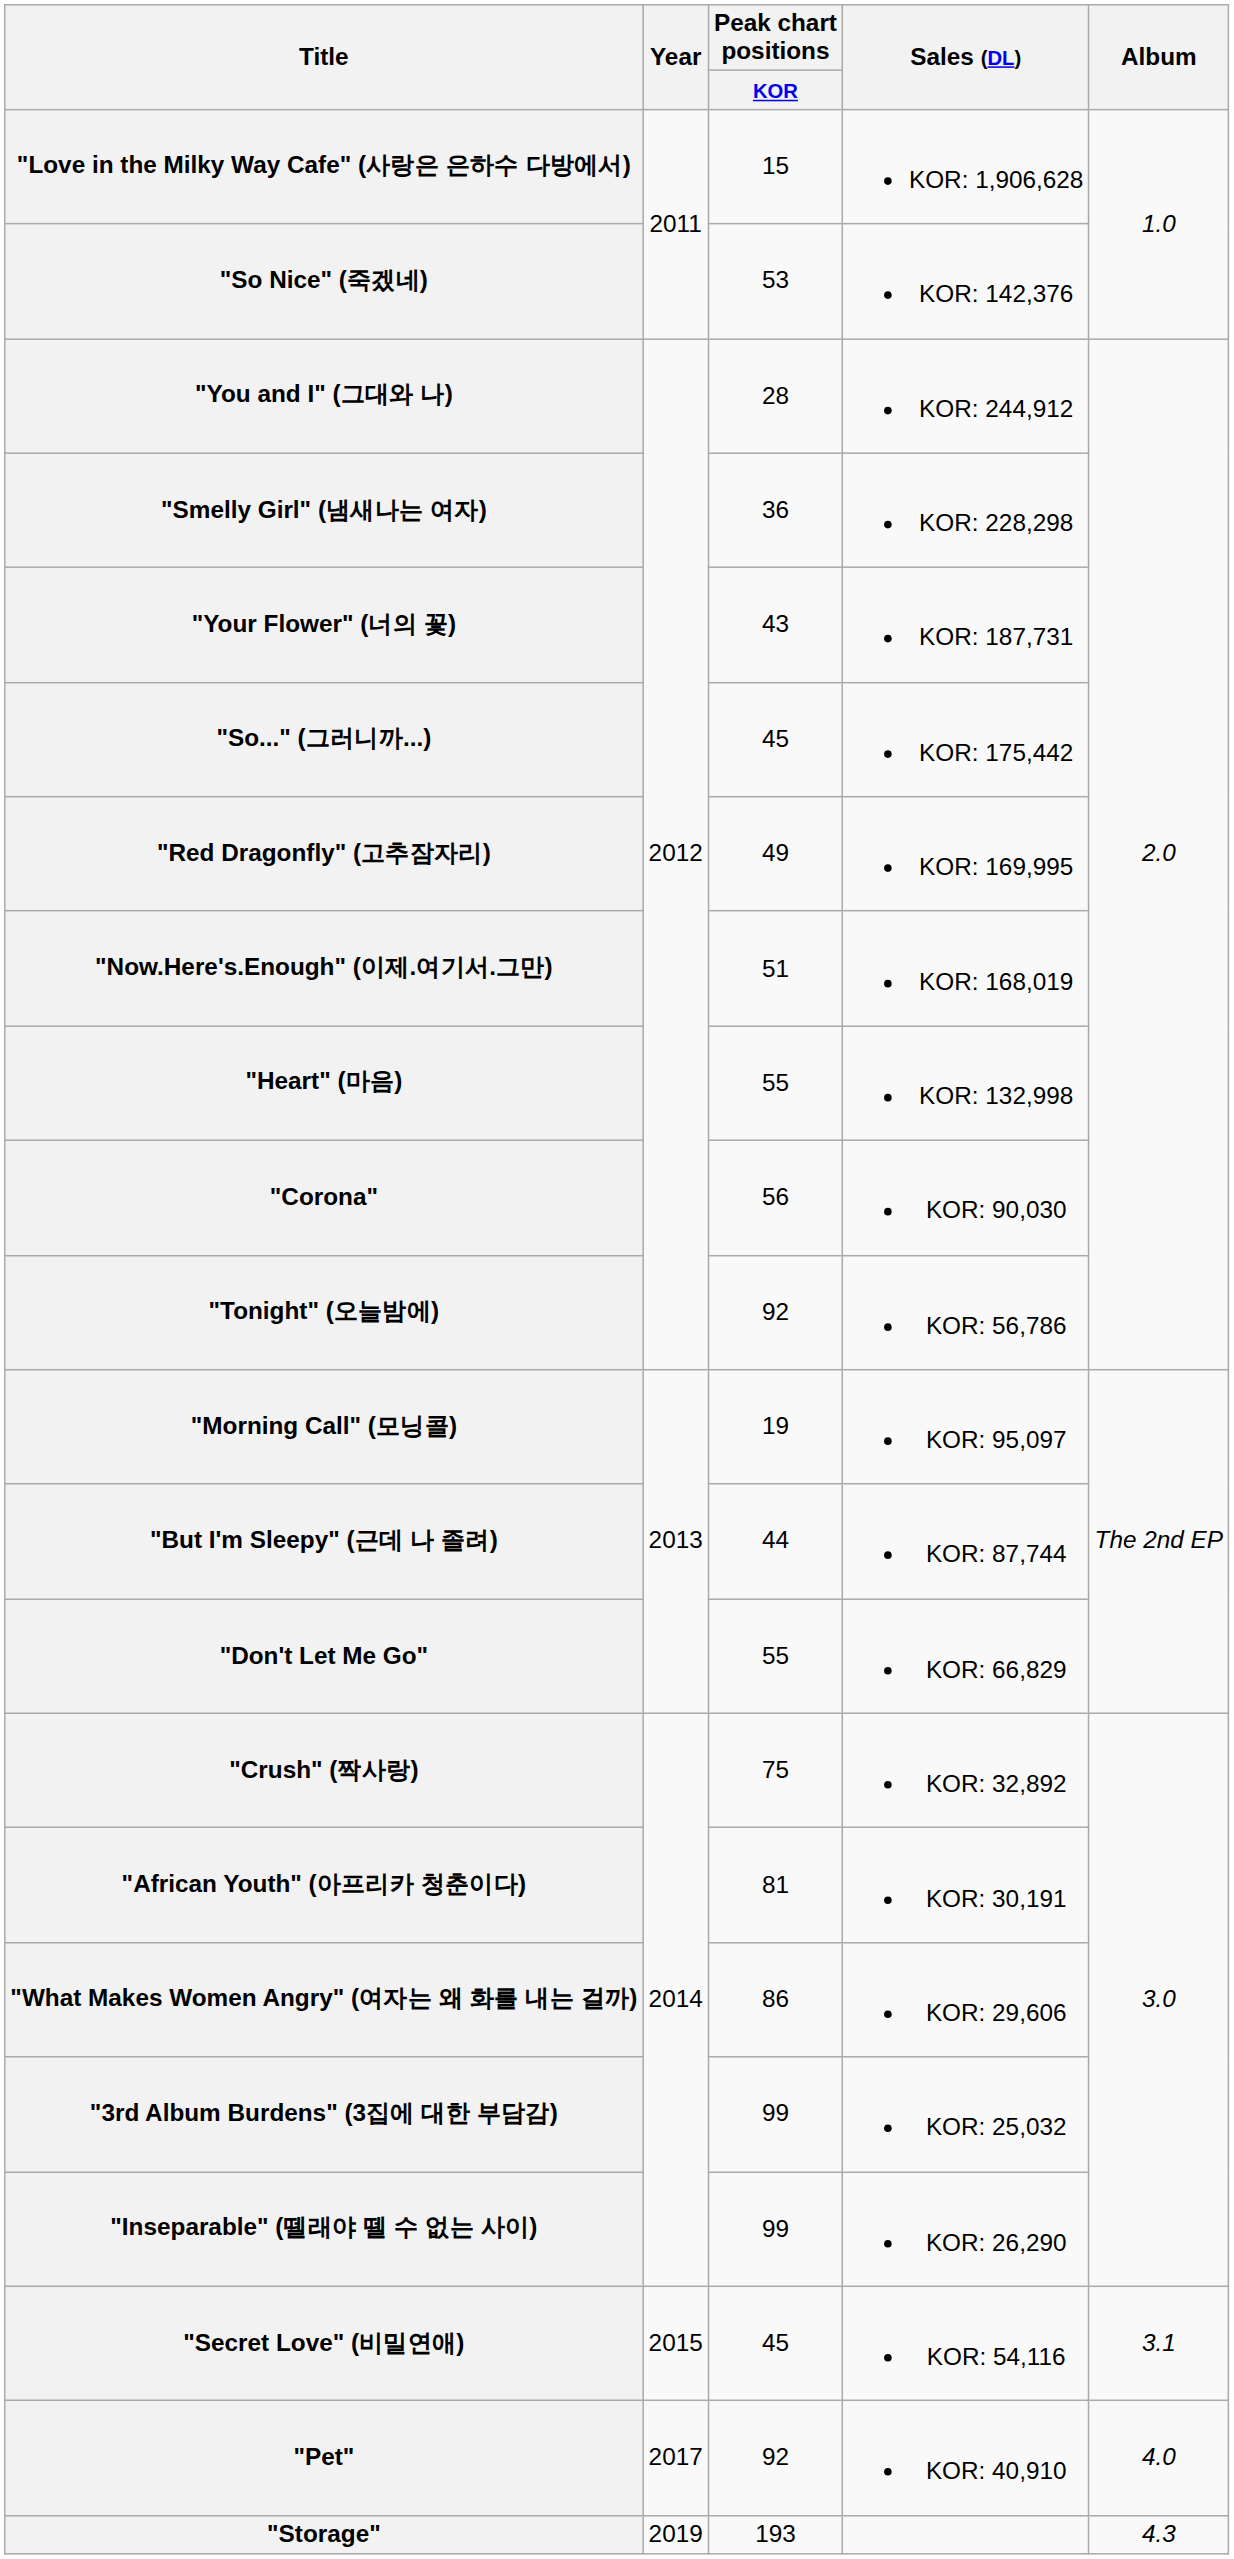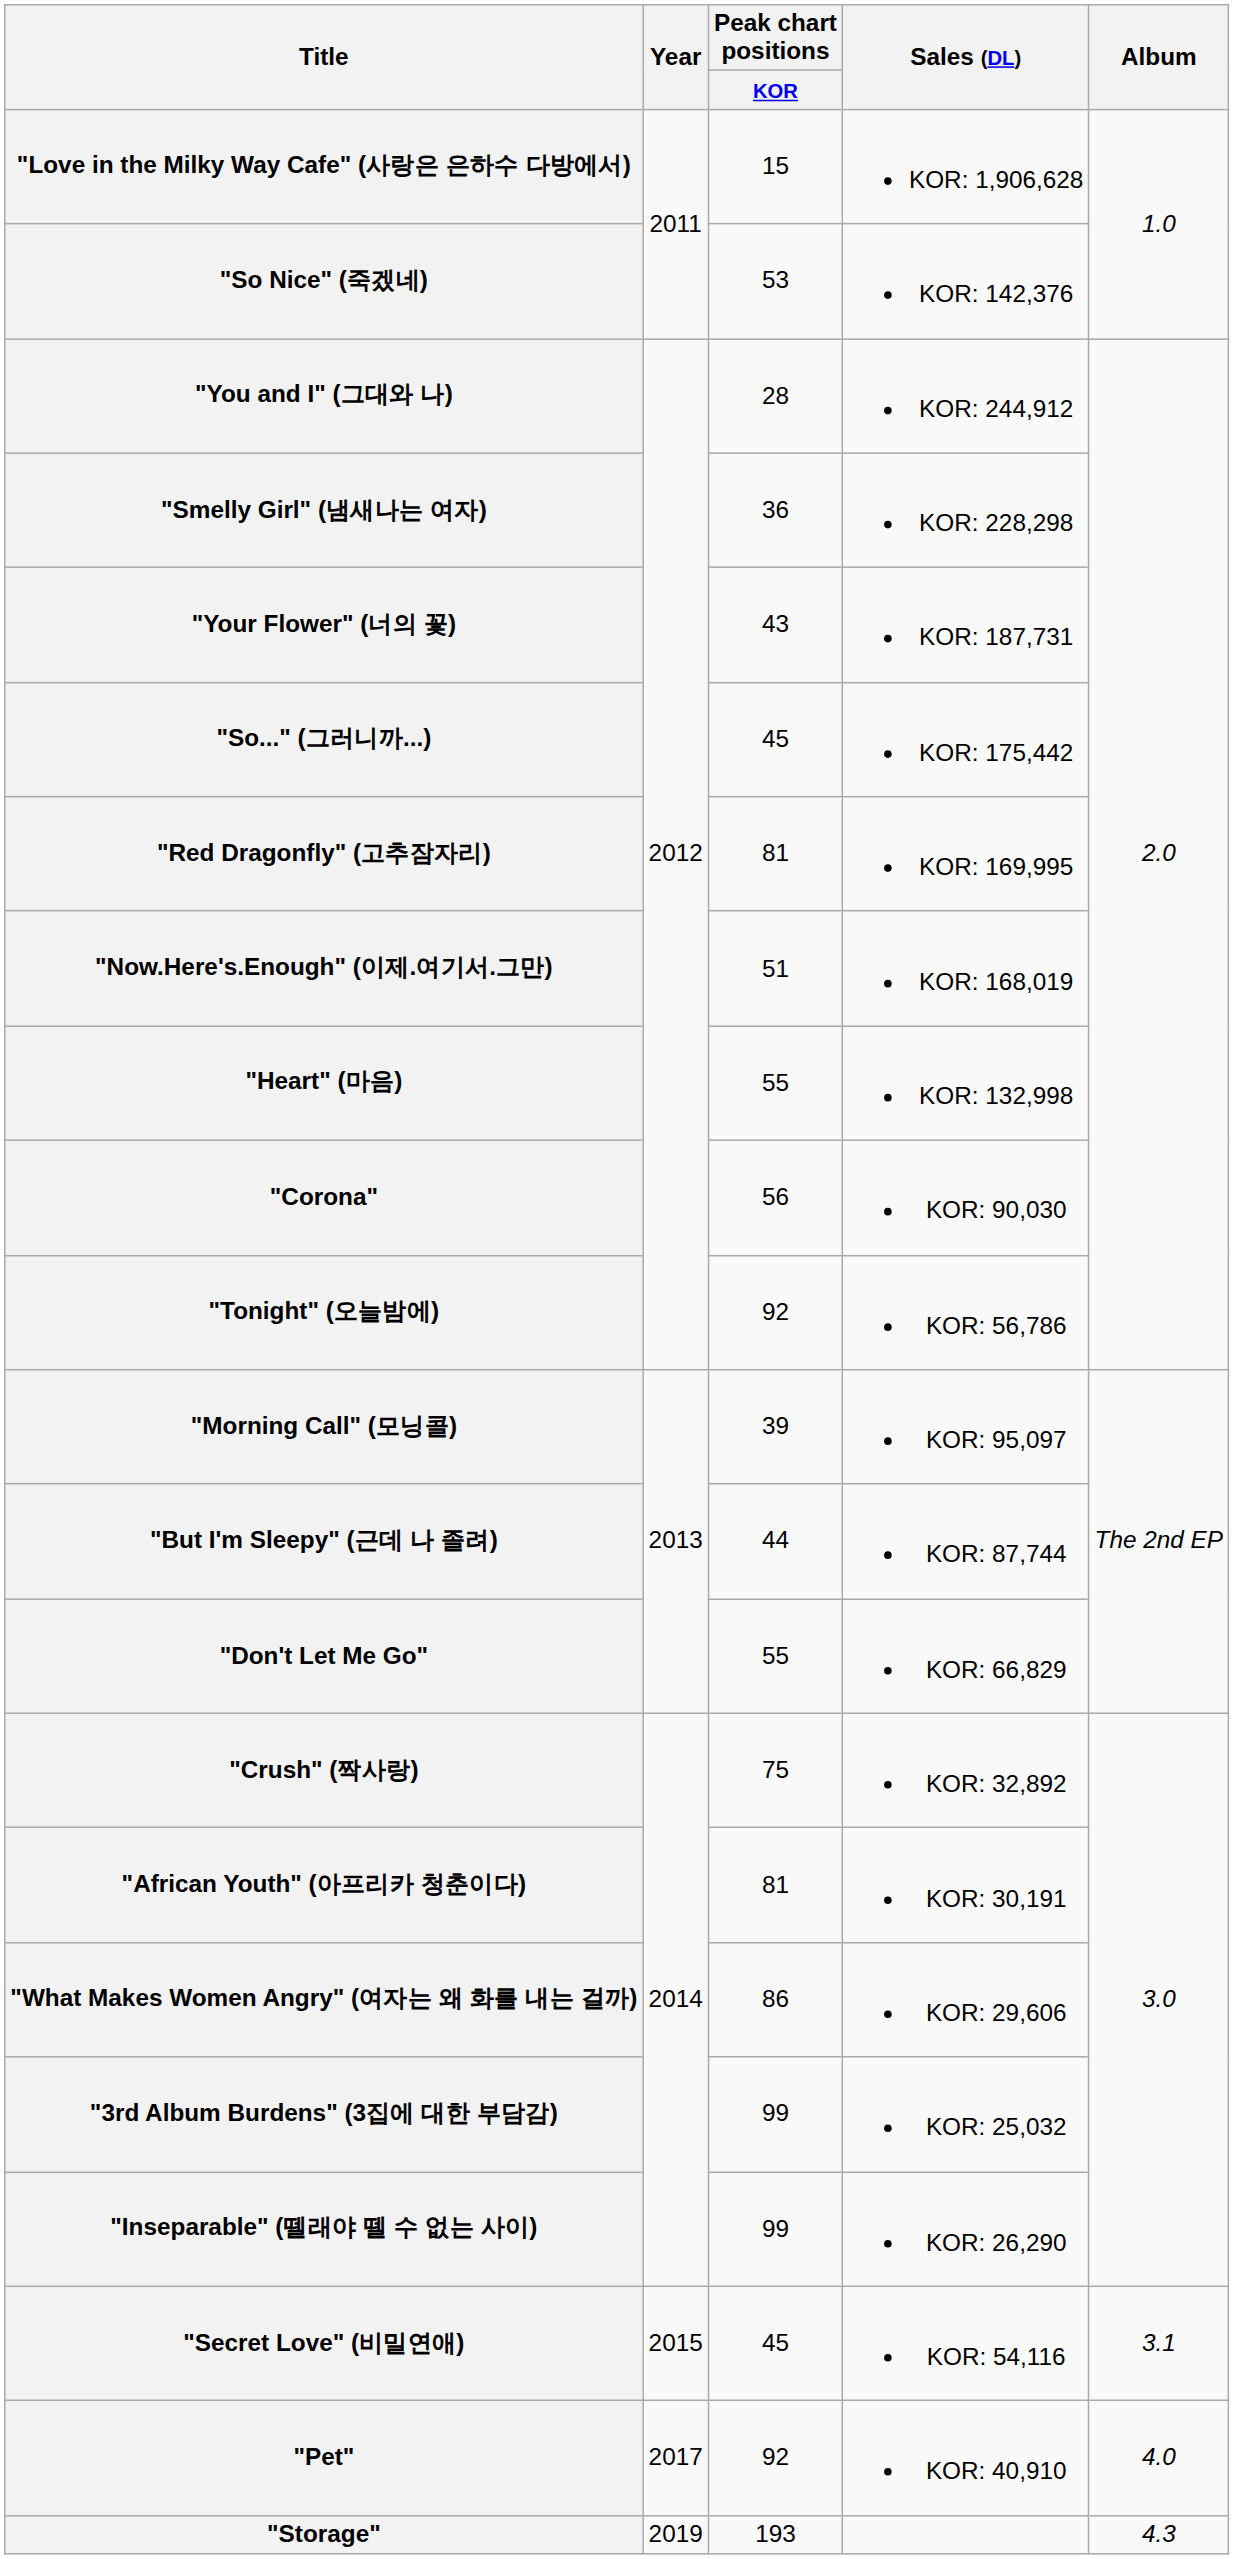(775, 853) 49 -> (775, 853) 81
(775, 1426) 19 -> (775, 1426) 39
